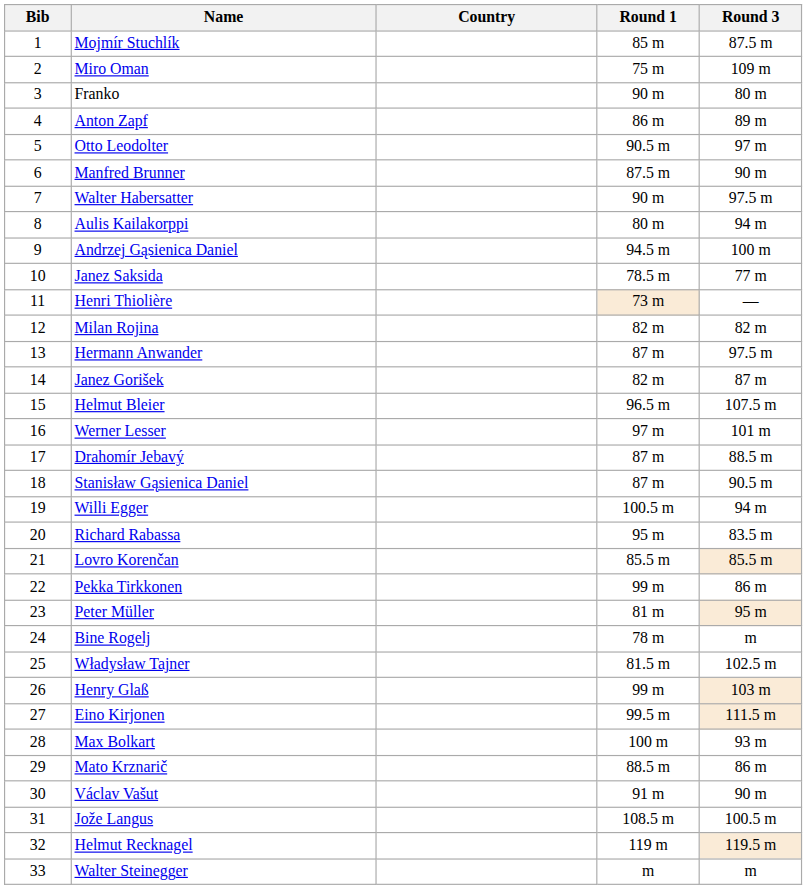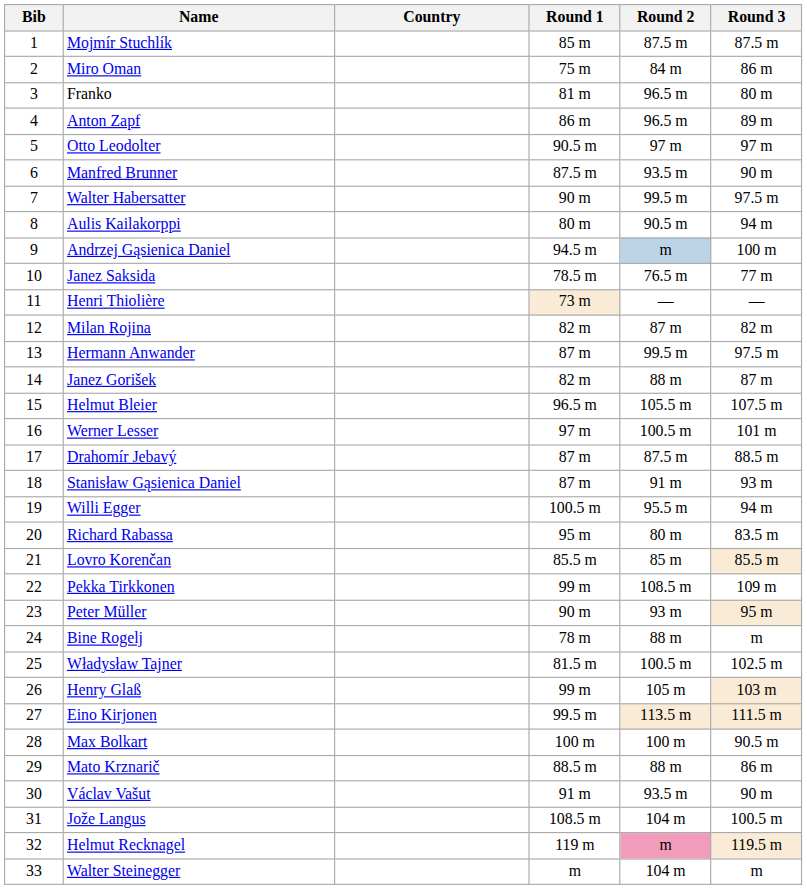+ column: (666, 17)
(751, 68) 109 m -> (757, 68) 86 m
(648, 94) 90 m -> (575, 94) 81 m
(751, 482) 90.5 m -> (757, 482) 93 m
(751, 586) 86 m -> (757, 586) 109 m
(648, 612) 81 m -> (575, 612) 90 m
(751, 741) 93 m -> (757, 741) 90.5 m
